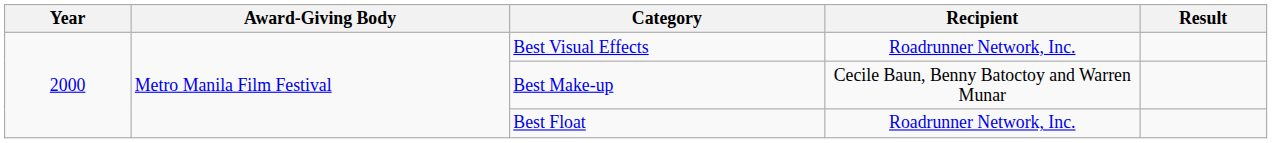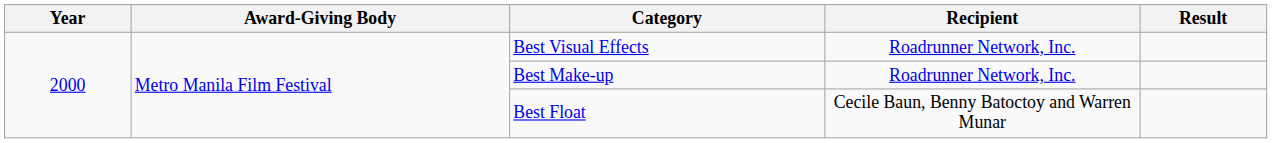(982, 84) Cecile Baun, Benny Batoctoy and Warren Munar -> (982, 74) Roadrunner Network, Inc.
(982, 123) Roadrunner Network, Inc. -> (982, 113) Cecile Baun, Benny Batoctoy and Warren Munar
